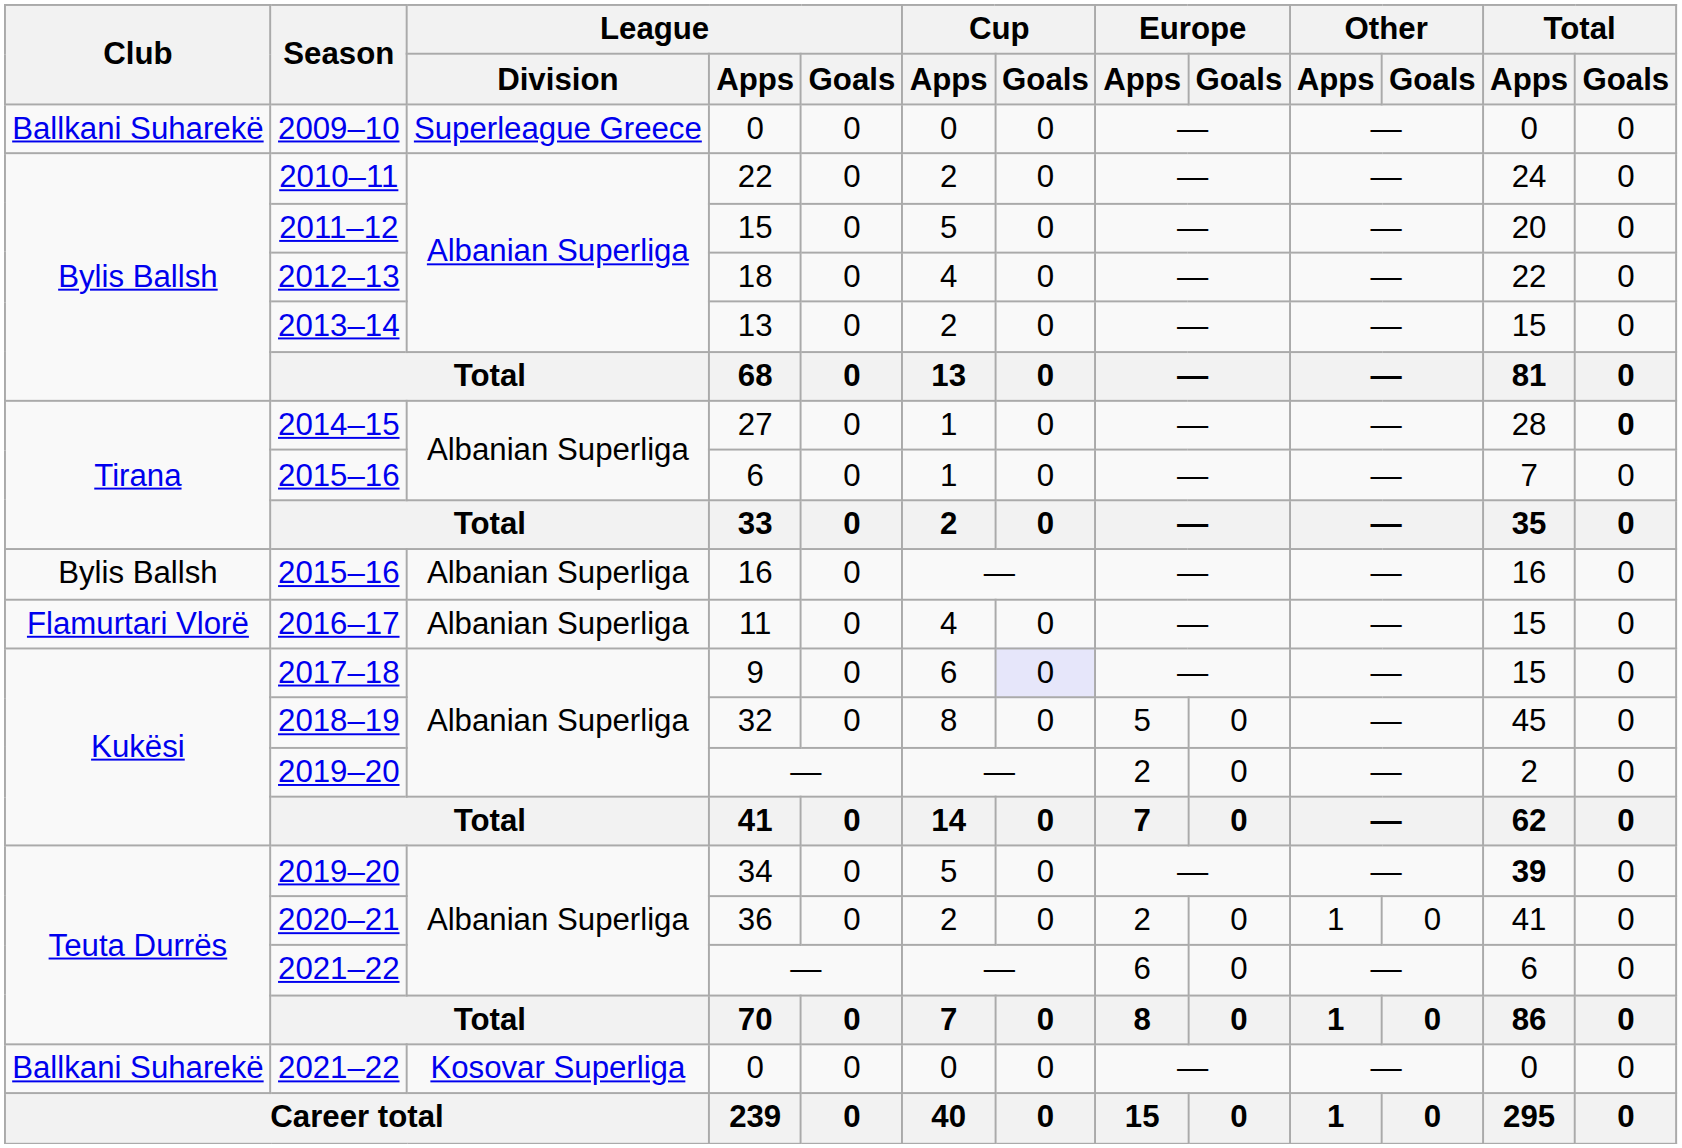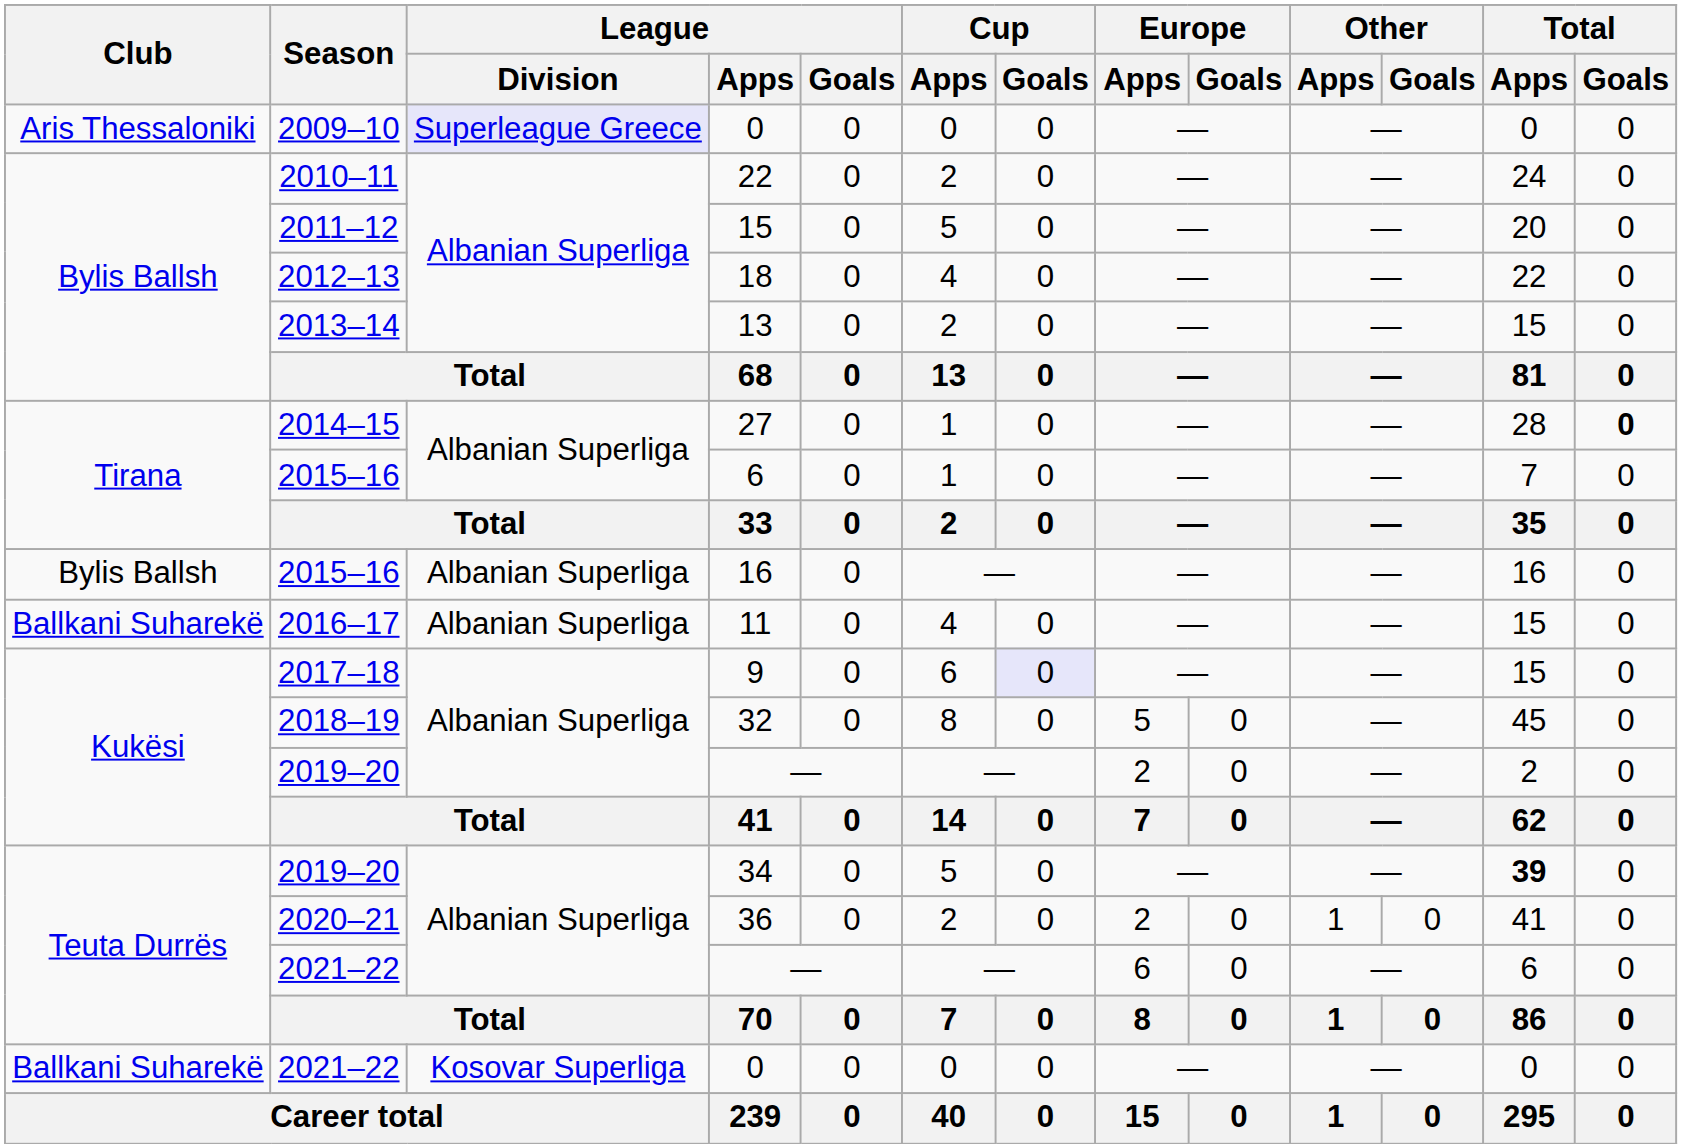(138, 128) Ballkani Suharekë -> (138, 128) Aris Thessaloniki
(558, 128) no background -> (558, 128) lavender background
(138, 623) Flamurtari Vlorë -> (138, 623) Ballkani Suharekë
